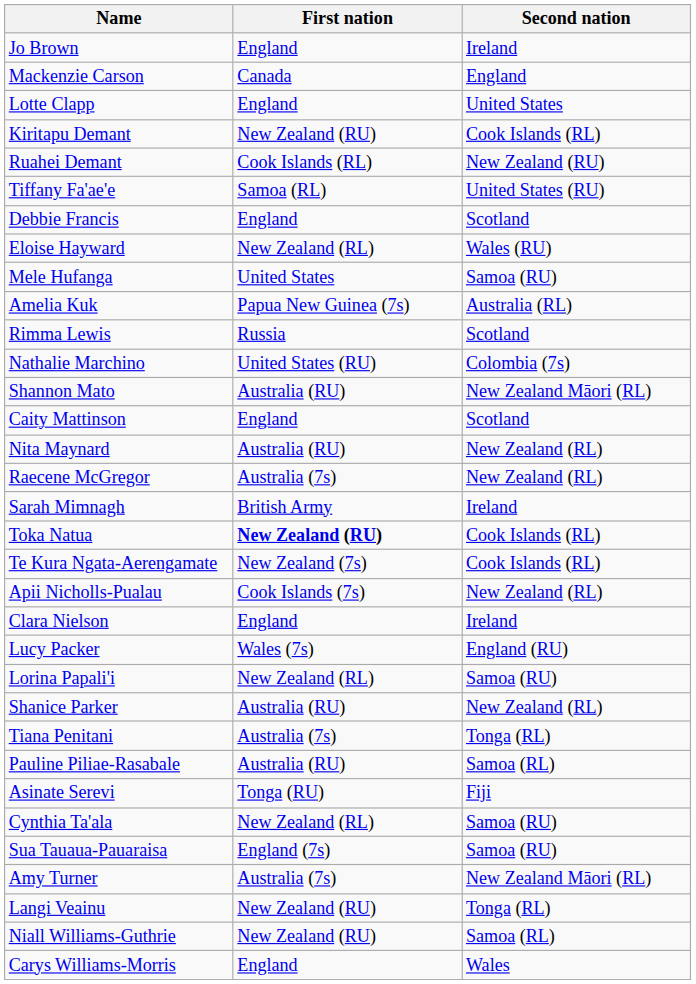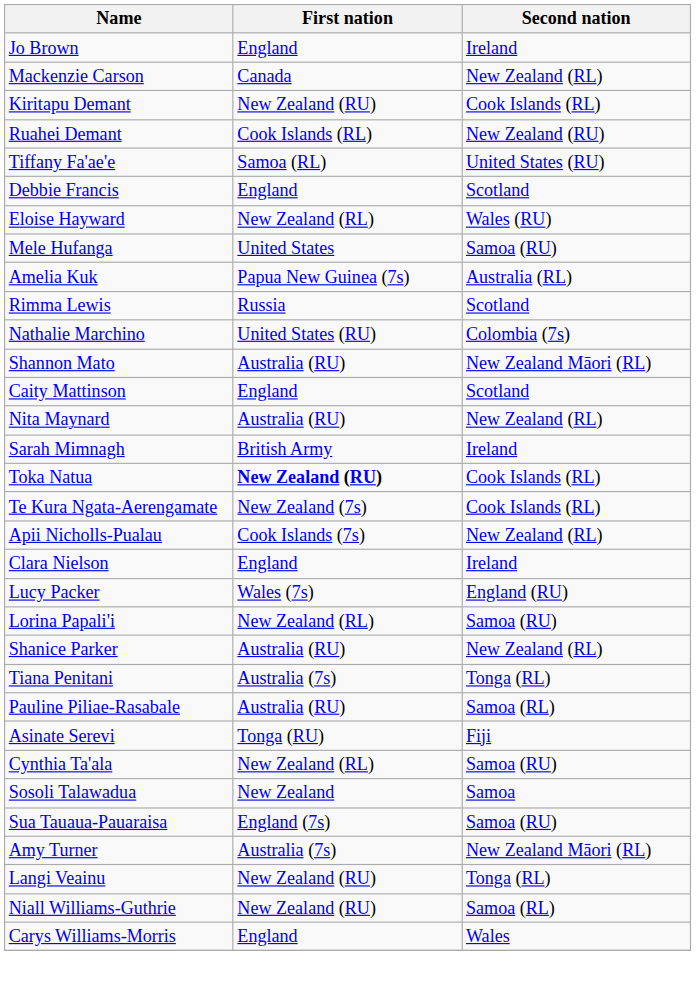(496, 76) England -> (534, 76) New Zealand (RL)
- row: (52, 104)
- row: (79, 477)
+ row: (72, 793)
